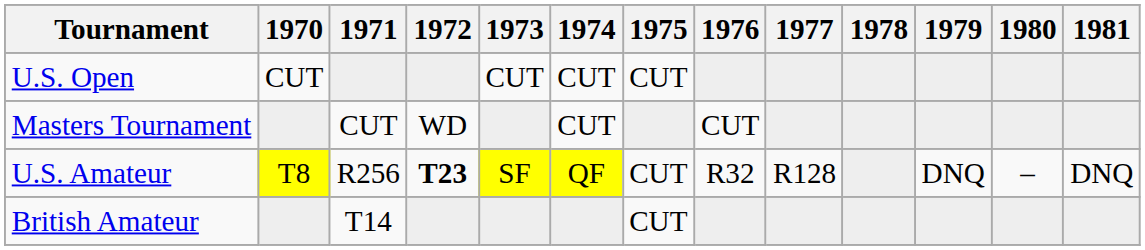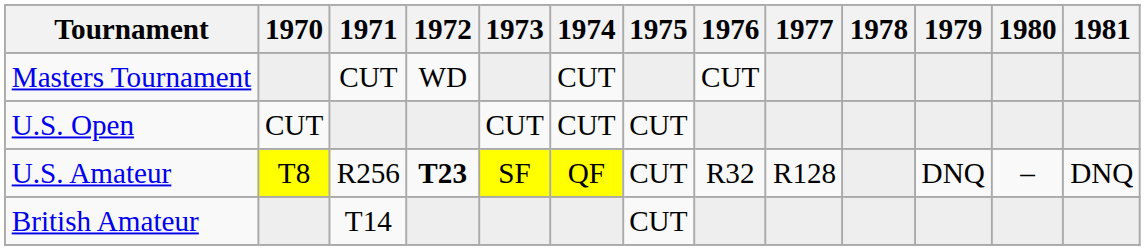rows swapped: (132, 124) <-> (73, 76)
